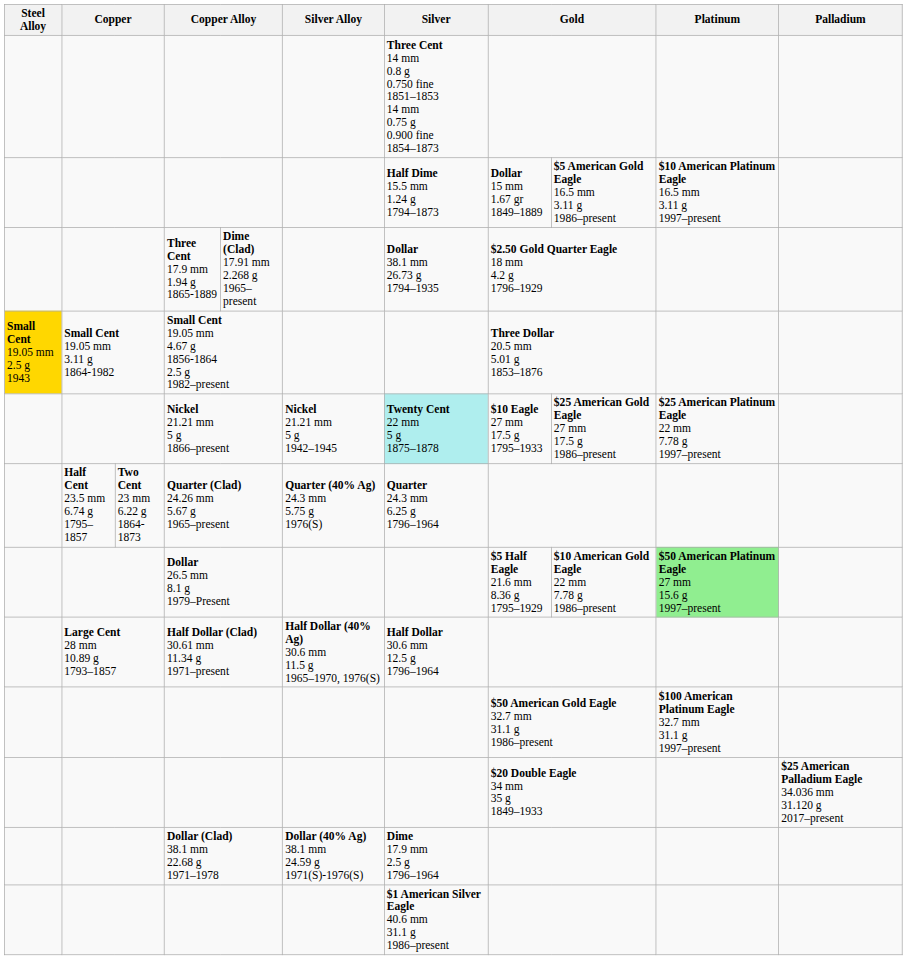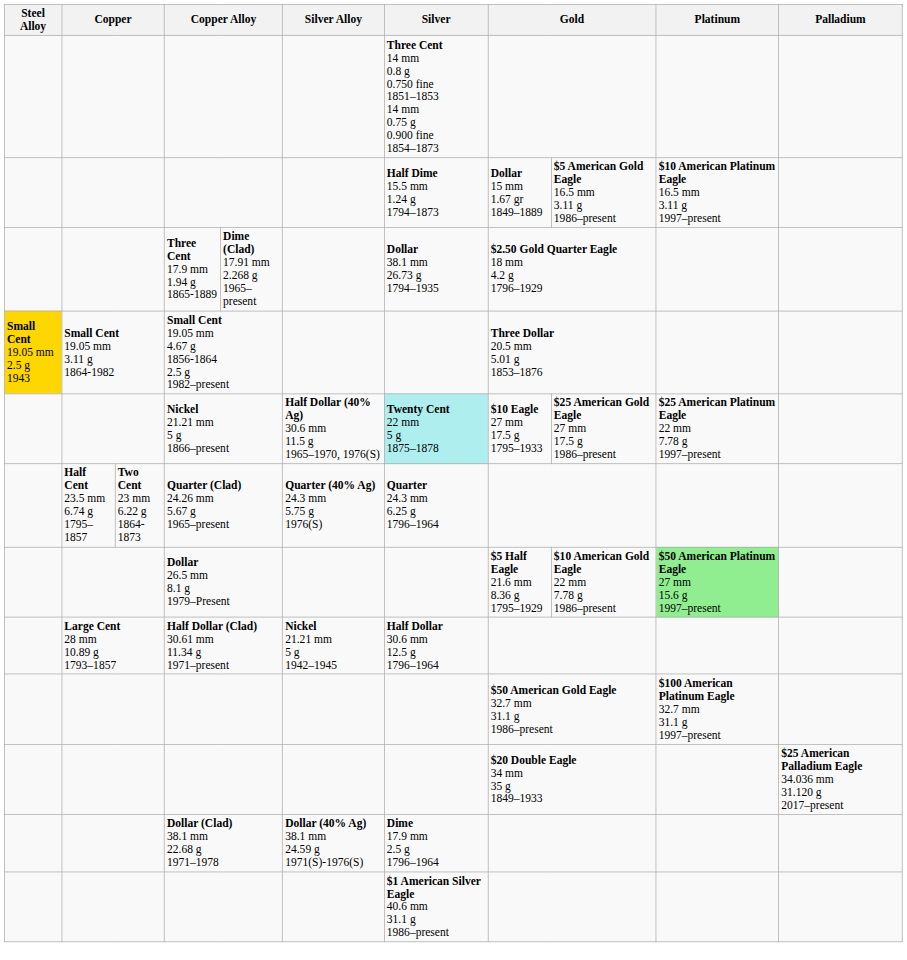(311, 428) Nickel 21.21 mm 5 g 1942–1945 -> (333, 428) Half Dollar (40% Ag) 30.6 mm 11.5 g 1965–1970, 1976(S)
(333, 652) Half Dollar (40% Ag) 30.6 mm 11.5 g 1965–1970, 1976(S) -> (311, 645) Nickel 21.21 mm 5 g 1942–1945
